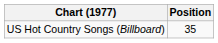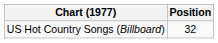(190, 29) 35 -> (190, 29) 32
